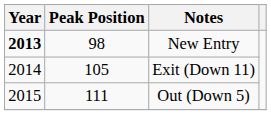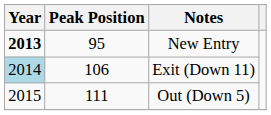(97, 43) 98 -> (97, 43) 95
(25, 69) no background -> (25, 69) lightblue background
(97, 69) 105 -> (97, 69) 106
